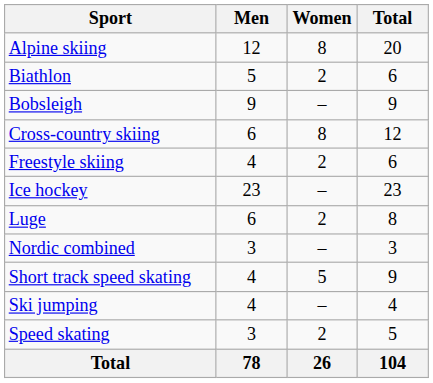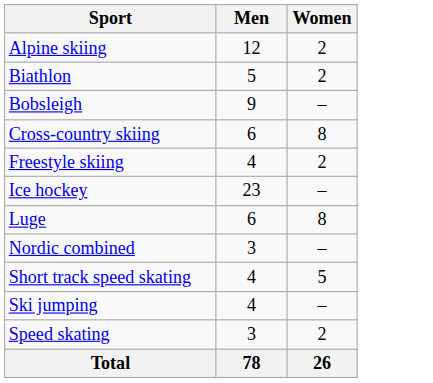- column: (392, 18)
(322, 47) 8 -> (322, 47) 2
(322, 219) 2 -> (322, 219) 8
